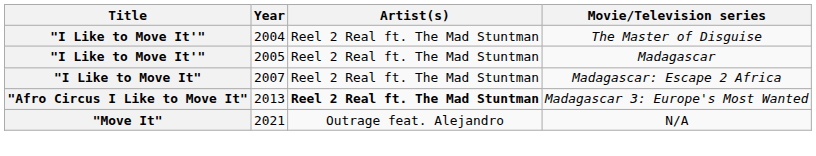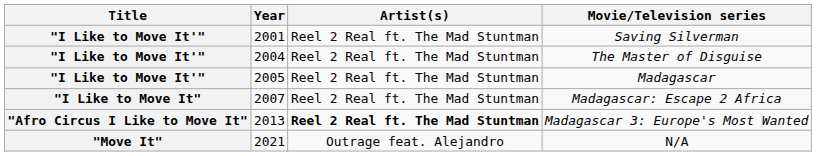+ row: (677, 36)
